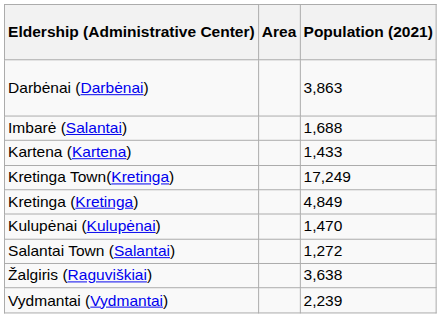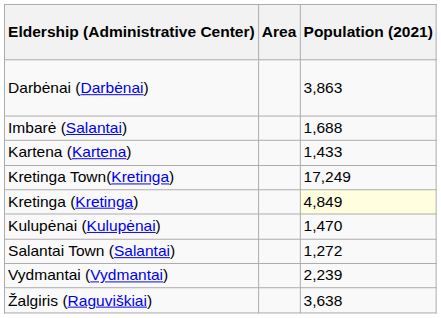(323, 201) no background -> (323, 201) lightyellow background
rows swapped: (88, 300) <-> (80, 275)
